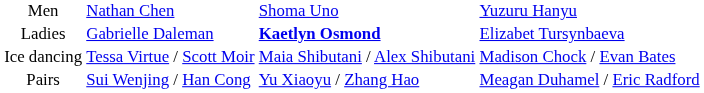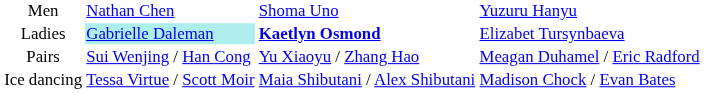(150, 33) no background -> (150, 33) paleturquoise background
rows swapped: (43, 79) <-> (43, 56)
